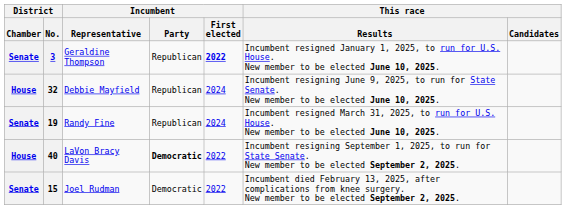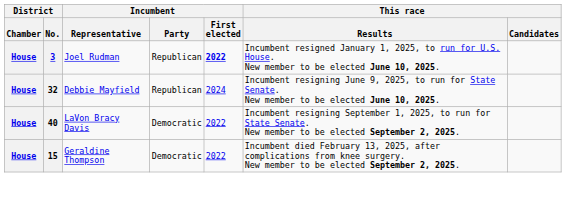(24, 57) Senate -> (24, 57) House
(87, 57) Geraldine Thompson -> (92, 57) Joel Rudman
- row: (53, 123)
(177, 156) bold -> (177, 123) normal
(24, 188) Senate -> (24, 156) House
(92, 188) Joel Rudman -> (87, 156) Geraldine Thompson
